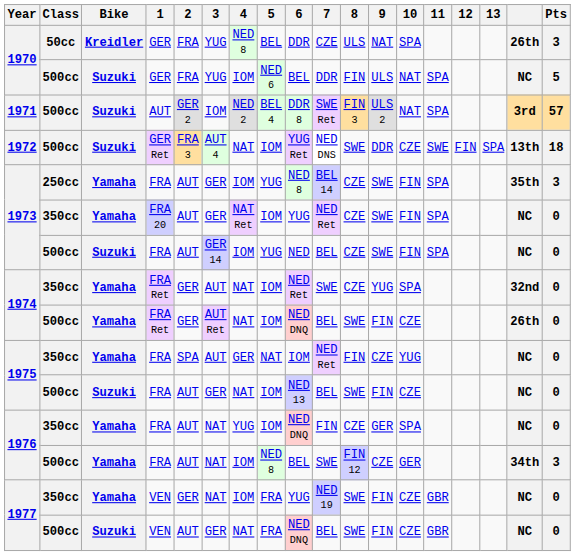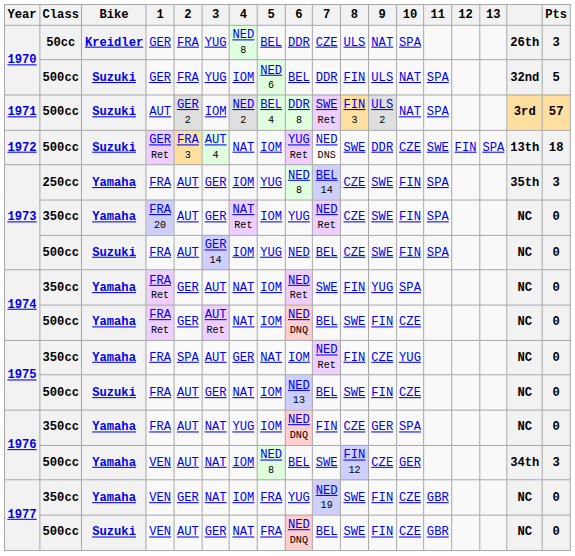(525, 77) NC -> (525, 77) 32nd
(354, 287) CZE -> (354, 287) FIN
(525, 287) 32nd -> (525, 287) NC
(525, 322) 26th -> (525, 322) NC
(160, 462) FRA -> (160, 462) VEN
